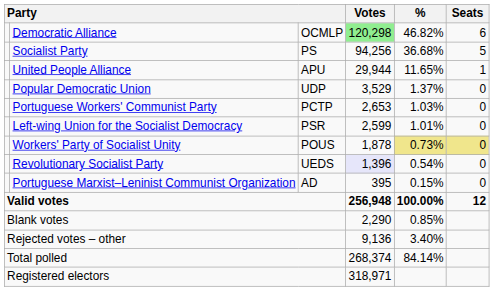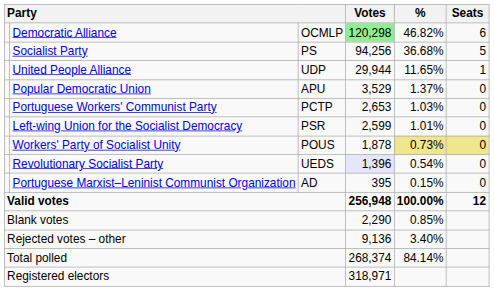(313, 70) APU -> (313, 70) UDP
(313, 88) UDP -> (313, 88) APU
